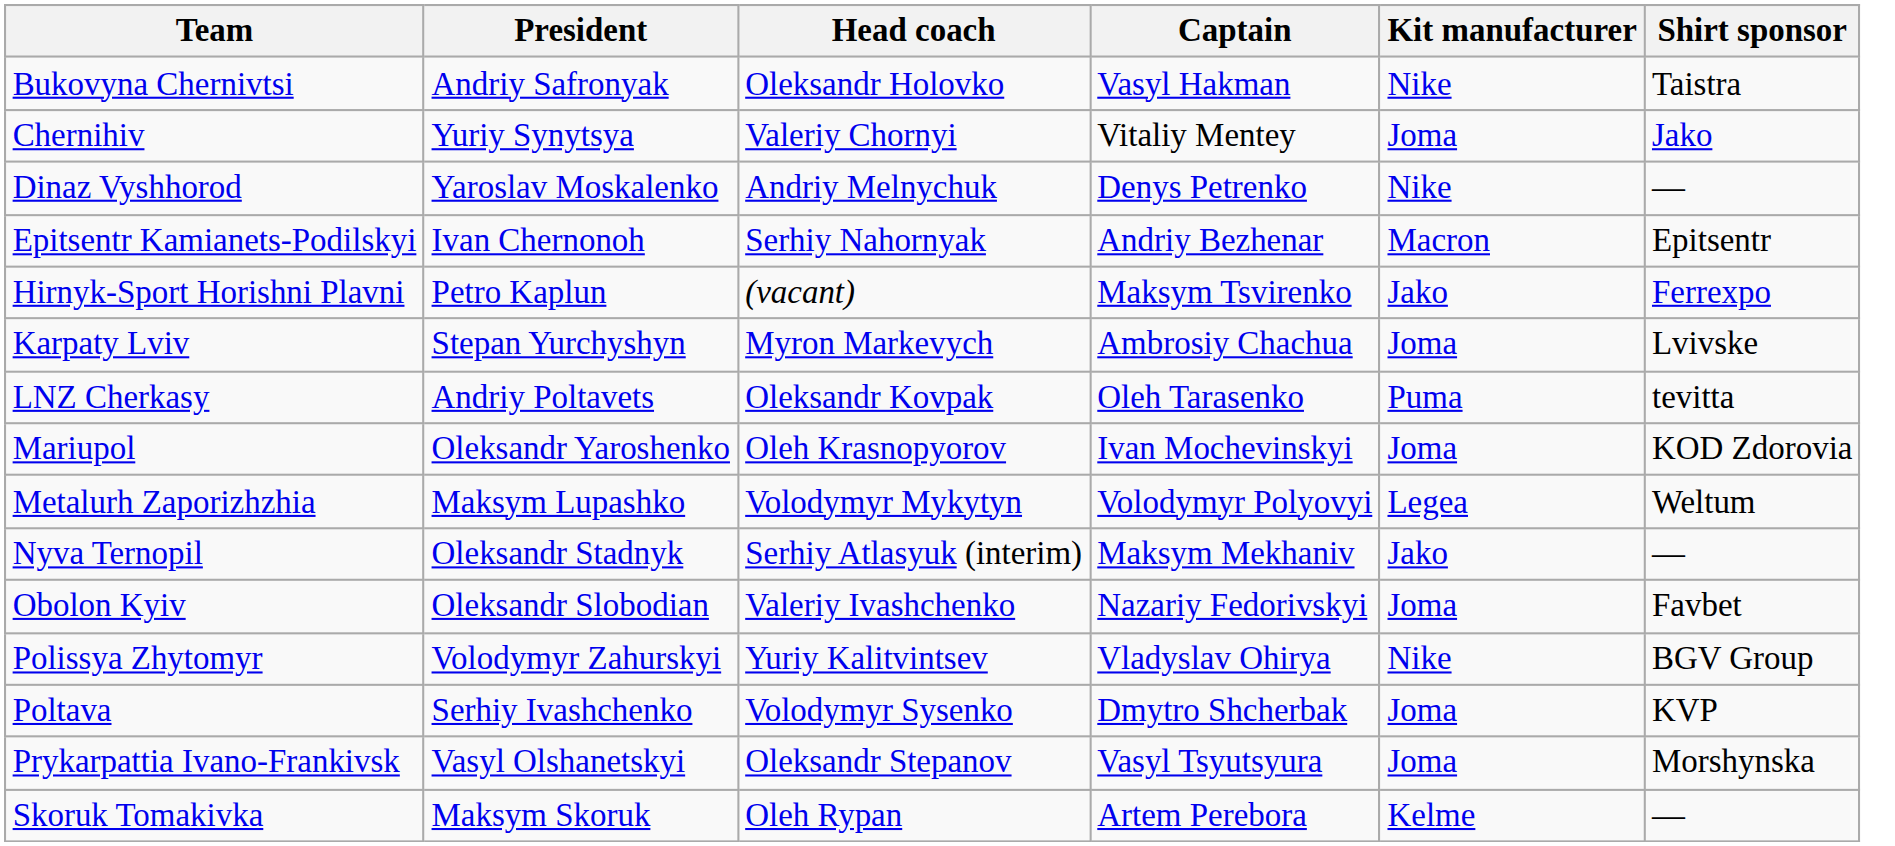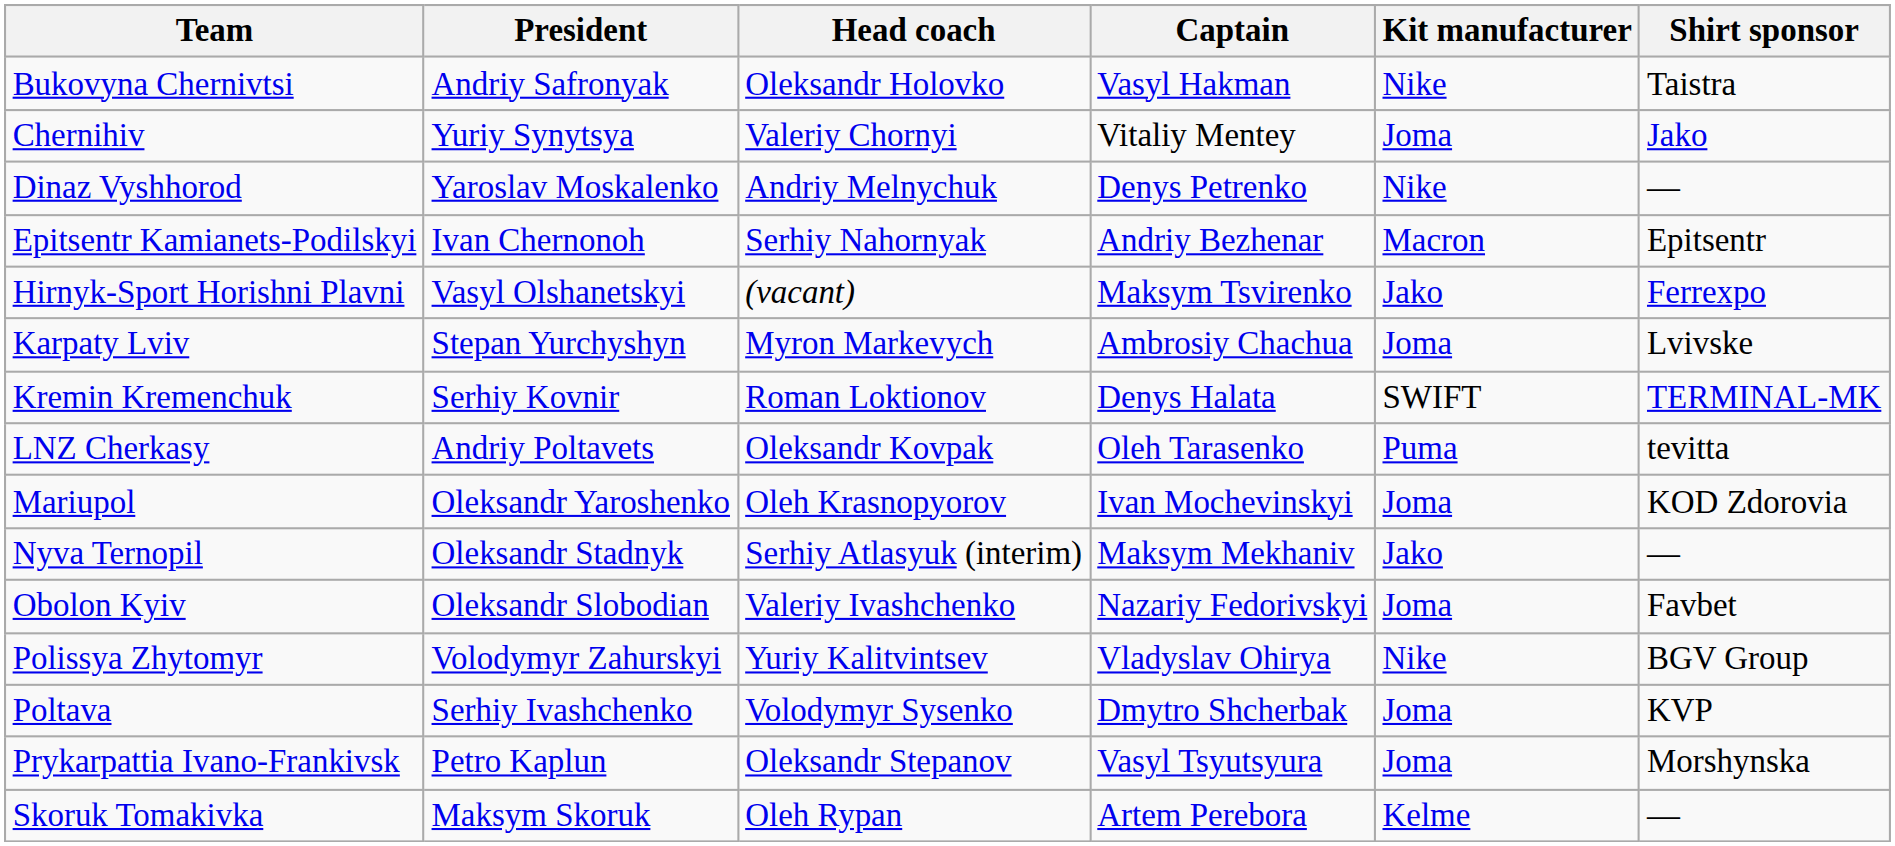(519, 291) Petro Kaplun -> (558, 291) Vasyl Olshanetskyi
+ row: (152, 396)
- row: (164, 501)
(558, 762) Vasyl Olshanetskyi -> (519, 762) Petro Kaplun
